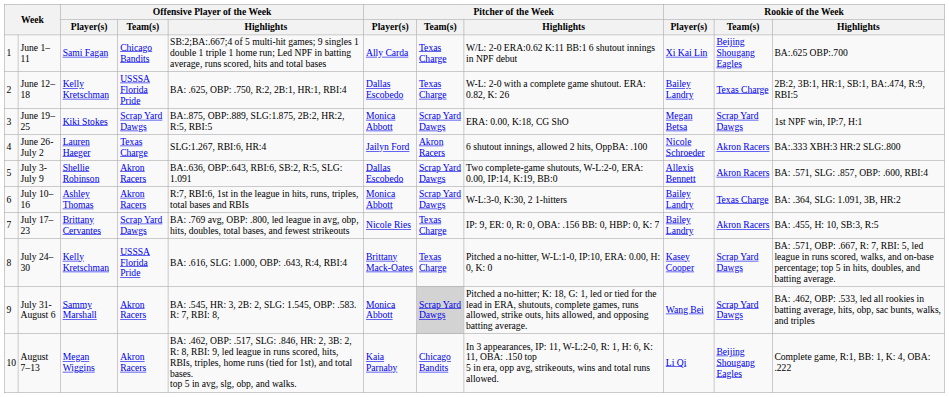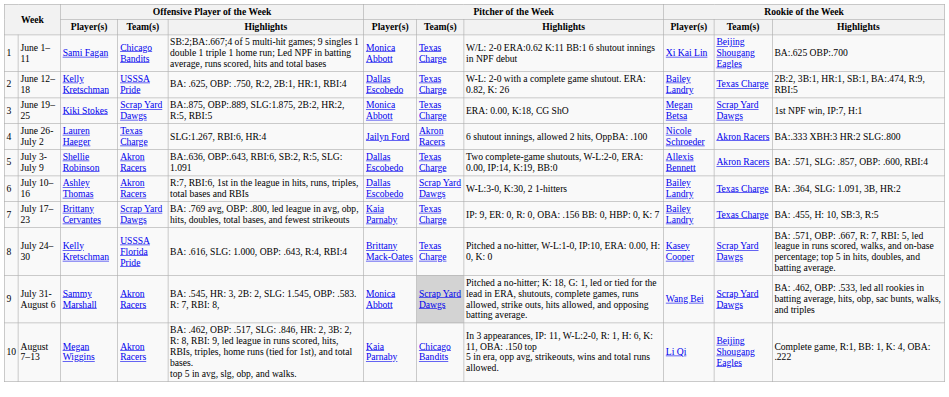(387, 53) Ally Carda -> (381, 53) Monica Abbott
(135, 90) USSSA Florida Pride -> (135, 84) USSSA Pride
(440, 121) Scrap Yard Dawgs -> (433, 110) Texas Charge
(440, 173) Scrap Yard Dawgs -> (433, 162) Texas Charge
(381, 199) Monica Abbott -> (385, 188) Dallas Escobedo
(388, 225) Nicole Ries -> (382, 214) Kaia Parnaby
(743, 225) Akron Racers -> (742, 214) Texas Charge
